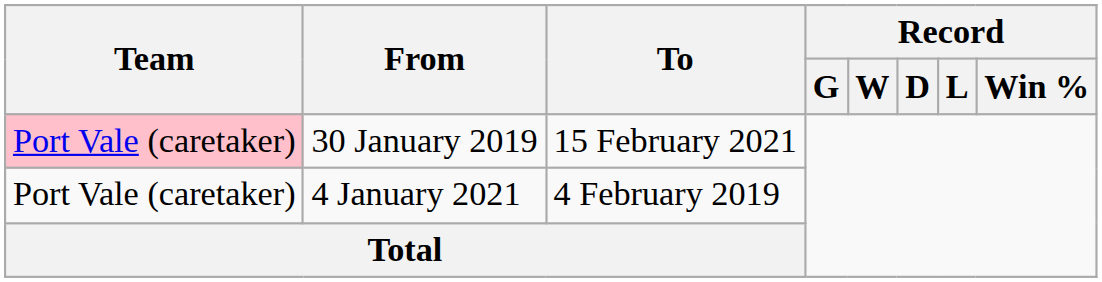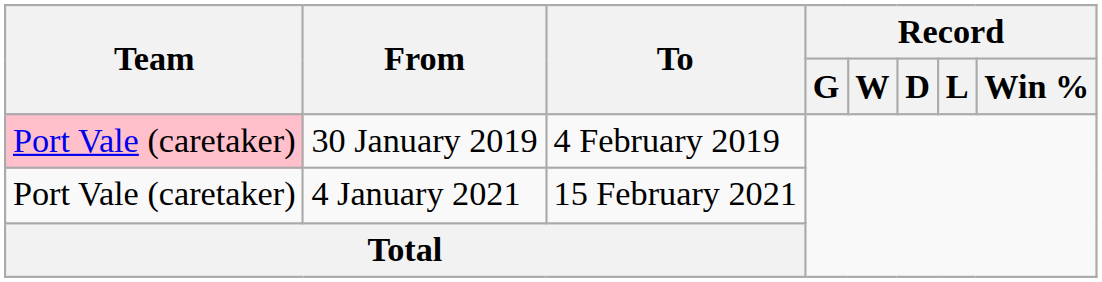(675, 140) 15 February 2021 -> (667, 140) 4 February 2019
(667, 194) 4 February 2019 -> (675, 194) 15 February 2021
